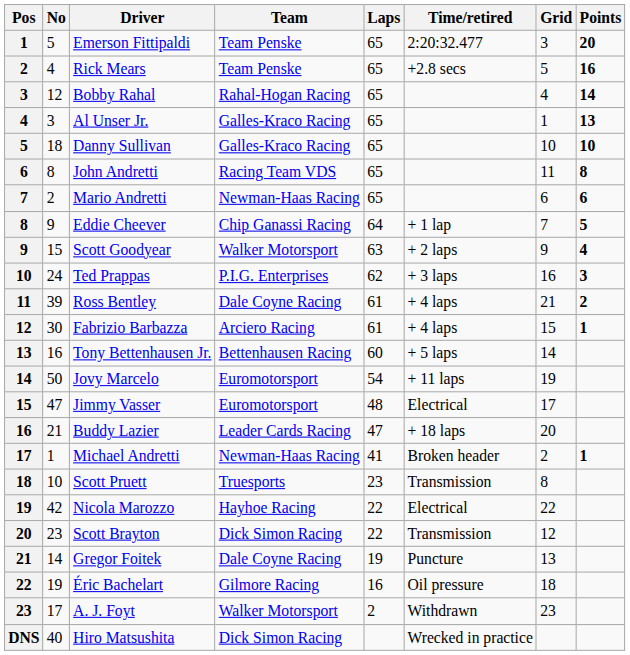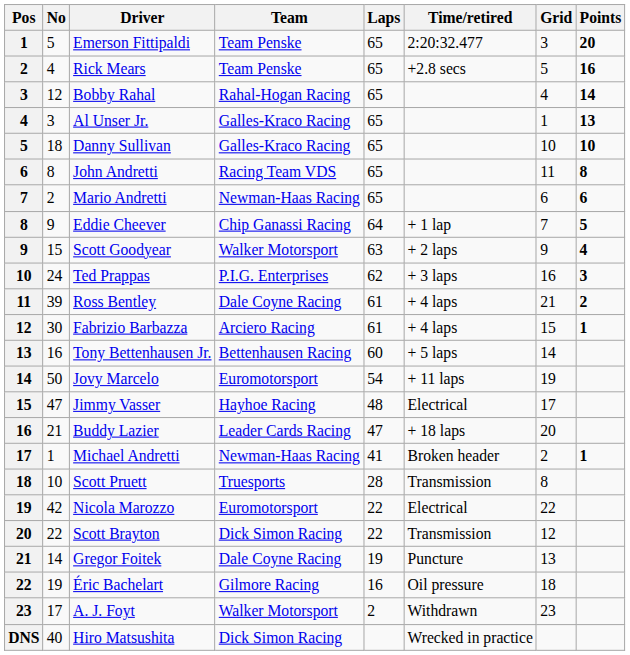(268, 404) Euromotorsport -> (267, 404) Hayhoe Racing
(375, 482) 23 -> (375, 482) 28
(267, 508) Hayhoe Racing -> (268, 508) Euromotorsport
(55, 533) 23 -> (55, 533) 22
